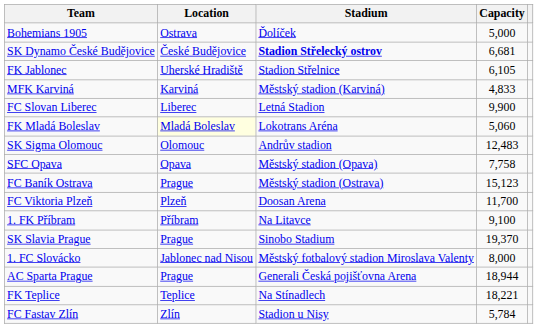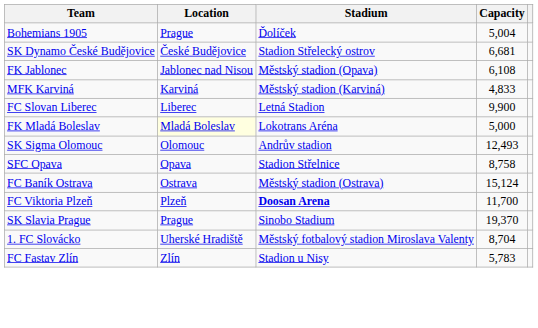(179, 32) Ostrava -> (177, 32) Prague
(502, 32) 5,000 -> (502, 32) 5,004
(320, 51) bold -> (317, 51) normal
(201, 70) Uherské Hradiště -> (207, 70) Jablonec nad Nisou
(299, 70) Stadion Střelnice -> (318, 70) Městský stadion (Opava)
(502, 70) 6,105 -> (502, 70) 6,108
(502, 126) 5,060 -> (502, 126) 5,000
(502, 145) 12,483 -> (502, 145) 12,493
(318, 164) Městský stadion (Opava) -> (299, 164) Stadion Střelnice
(502, 164) 7,758 -> (502, 164) 8,758
(177, 182) Prague -> (179, 182) Ostrava
(502, 182) 15,123 -> (502, 182) 15,124
(292, 201) normal -> (294, 201) bold
- row: (41, 220)
(207, 257) Jablonec nad Nisou -> (201, 239) Uherské Hradiště
(502, 257) 8,000 -> (502, 239) 8,704
- row: (50, 276)
- row: (33, 295)
(502, 314) 5,784 -> (502, 257) 5,783
